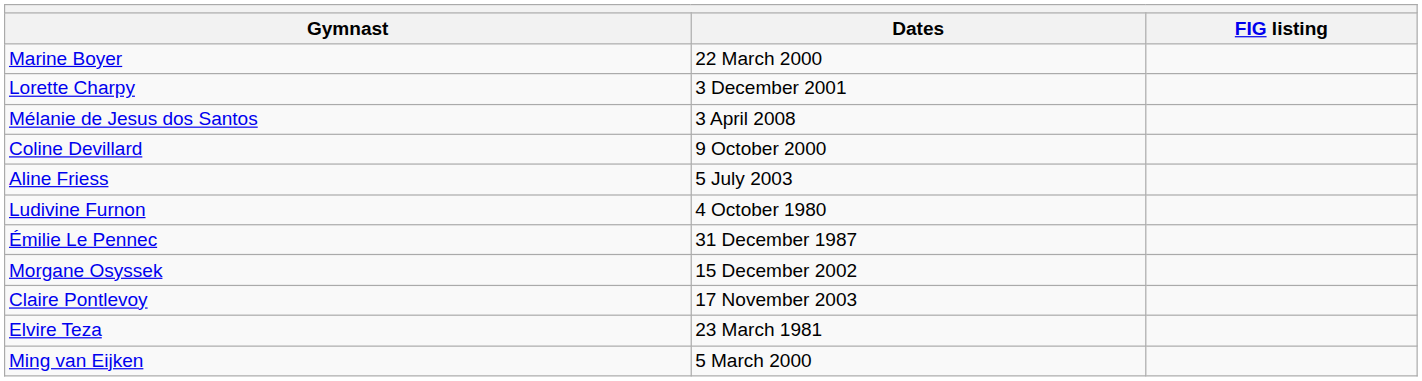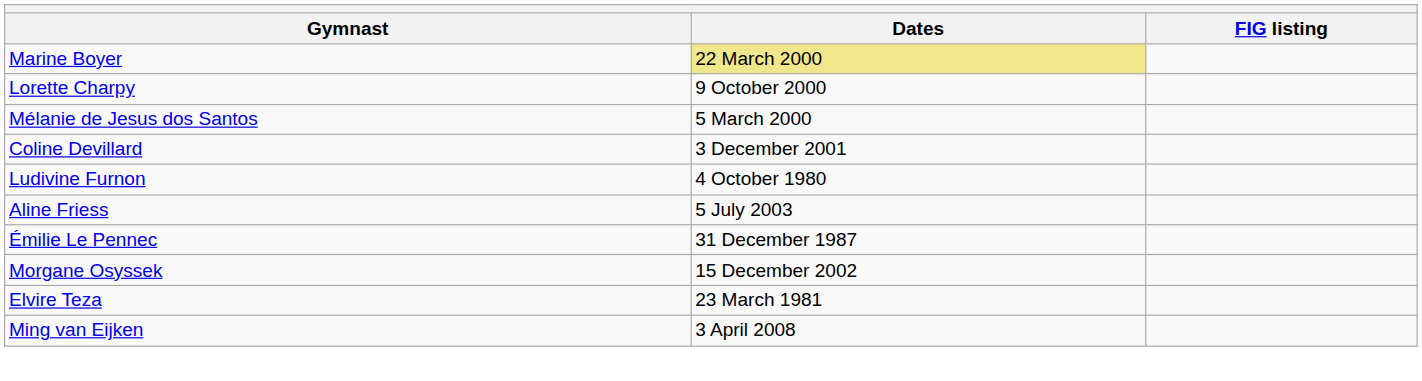(759, 58) no background -> (759, 58) khaki background
(771, 88) 3 December 2001 -> (761, 88) 9 October 2000
(745, 118) 3 April 2008 -> (753, 118) 5 March 2000
(761, 149) 9 October 2000 -> (771, 149) 3 December 2001
rows swapped: (59, 179) <-> (77, 209)
- row: (78, 300)
(753, 360) 5 March 2000 -> (745, 330) 3 April 2008
